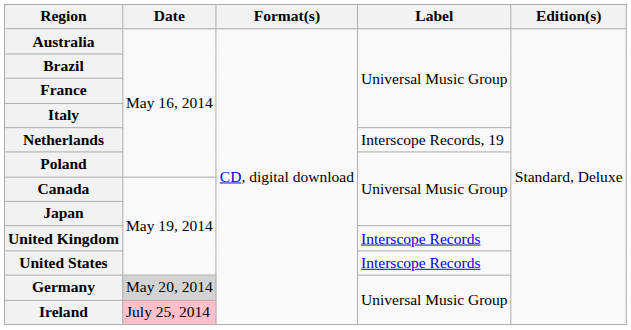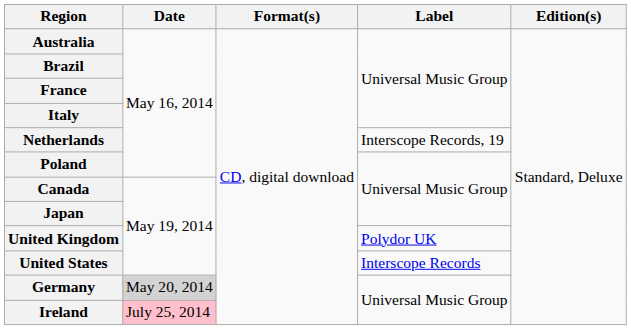(421, 238) Interscope Records -> (399, 238) Polydor UK
